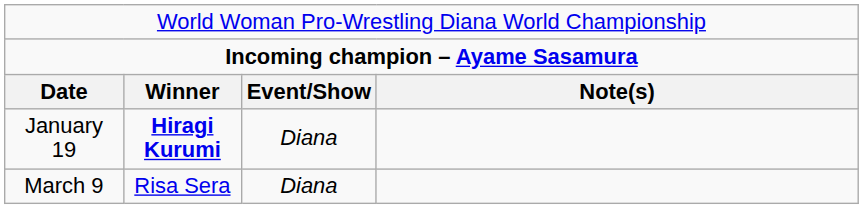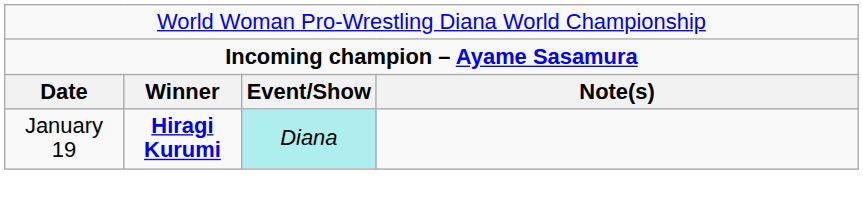(309, 138) no background -> (309, 138) paleturquoise background
- row: (64, 185)
